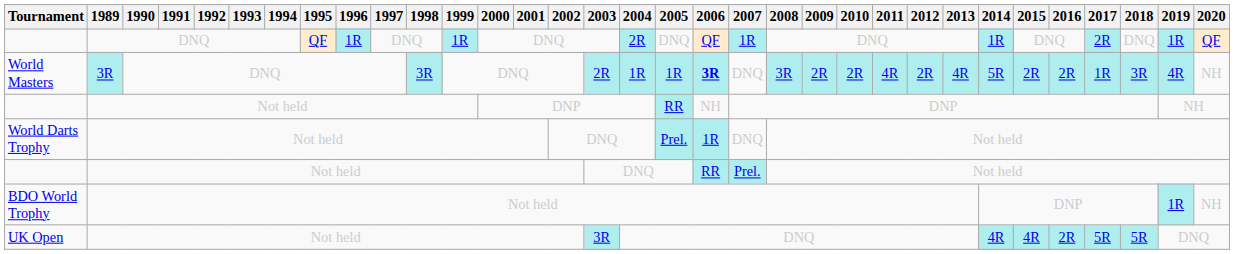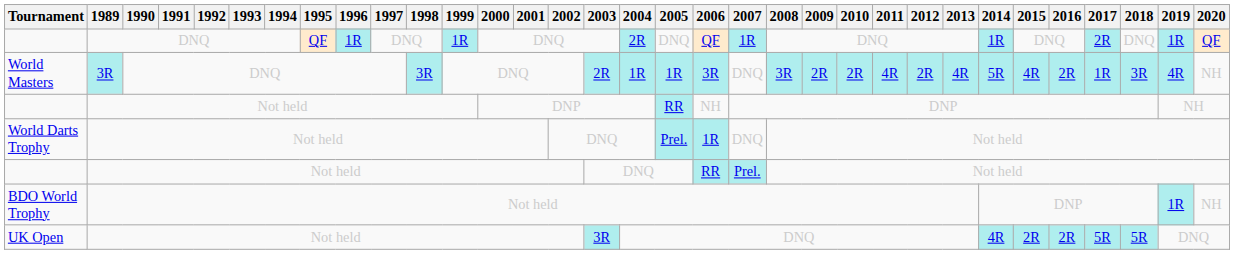(711, 73) bold -> (711, 73) normal
(1032, 73) 2R -> (1032, 73) 4R
(1032, 237) 4R -> (1032, 237) 2R
